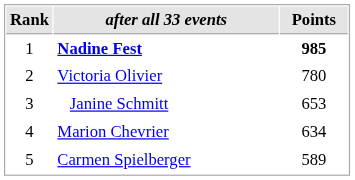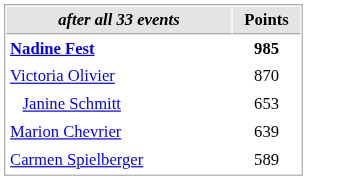- column: (29, 19)
(314, 76) 780 -> (267, 76) 870
(314, 132) 634 -> (267, 132) 639
